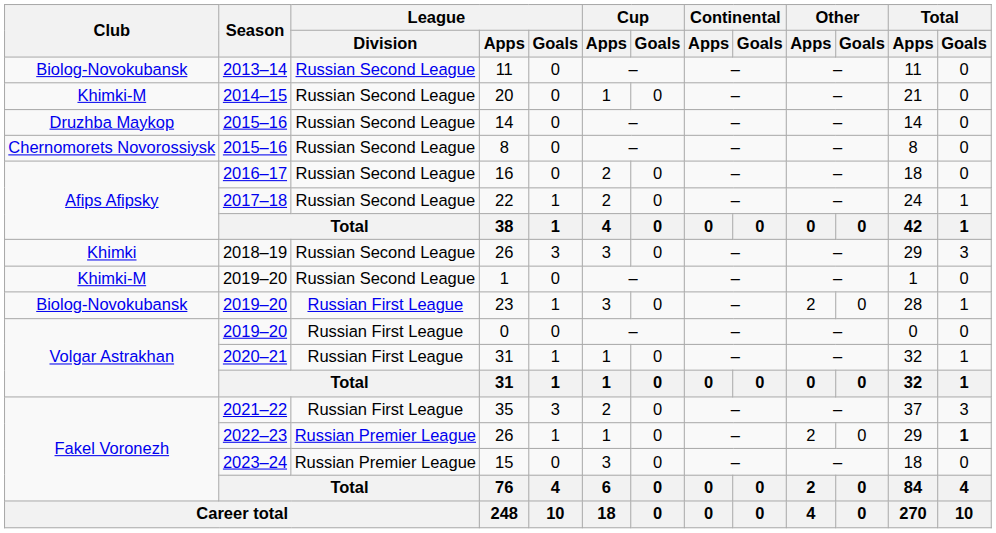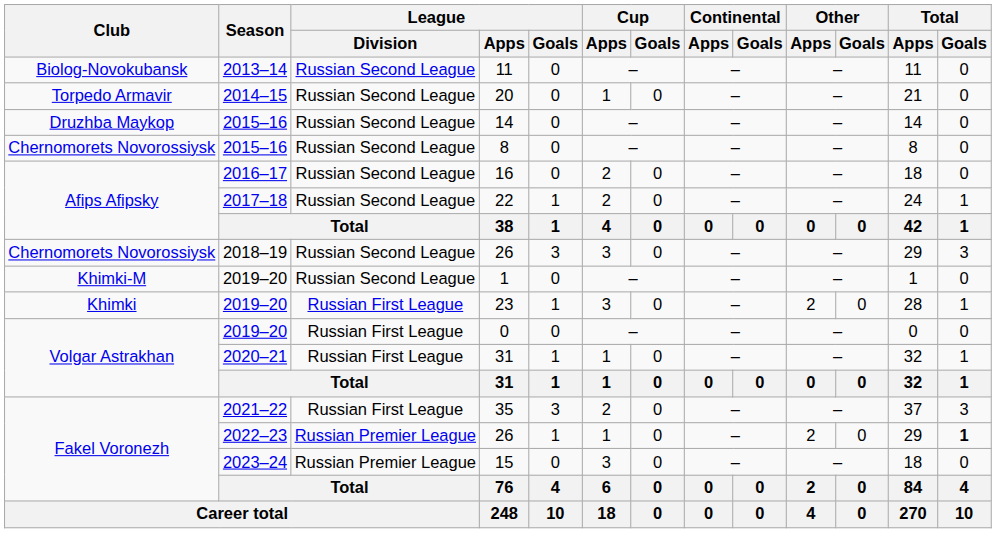(112, 95) Khimki-M -> (112, 95) Torpedo Armavir
(112, 252) Khimki -> (112, 252) Chernomorets Novorossiysk
(112, 305) Biolog-Novokubansk -> (112, 305) Khimki
